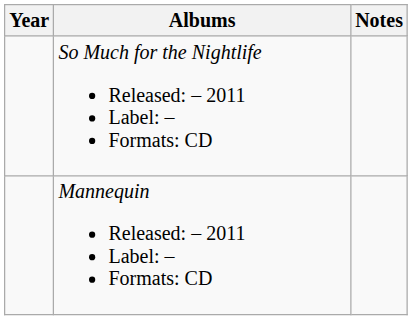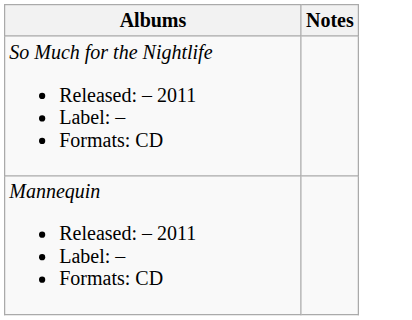- column: (29, 20)
